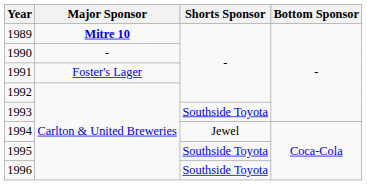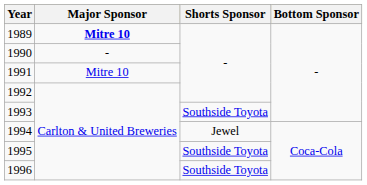(107, 72) Foster's Lager -> (107, 72) Mitre 10
